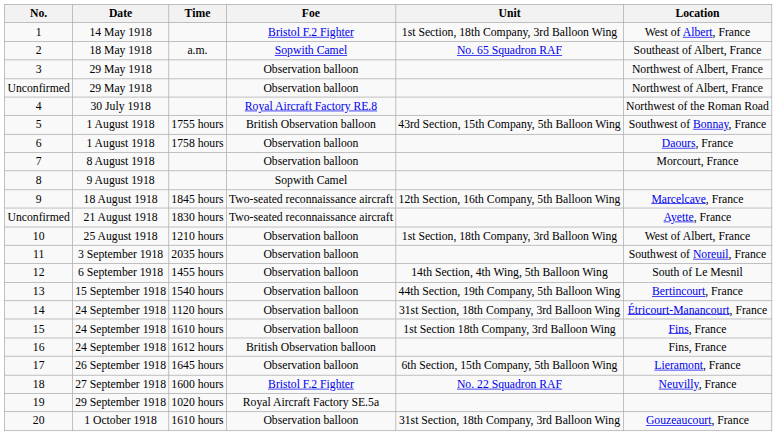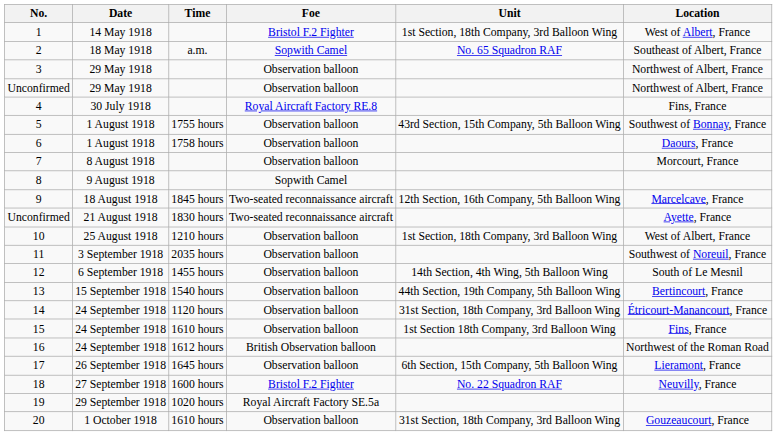(697, 106) Northwest of the Roman Road -> (697, 106) Fins, France
(311, 124) British Observation balloon -> (311, 124) Observation balloon
(697, 347) Fins, France -> (697, 347) Northwest of the Roman Road
